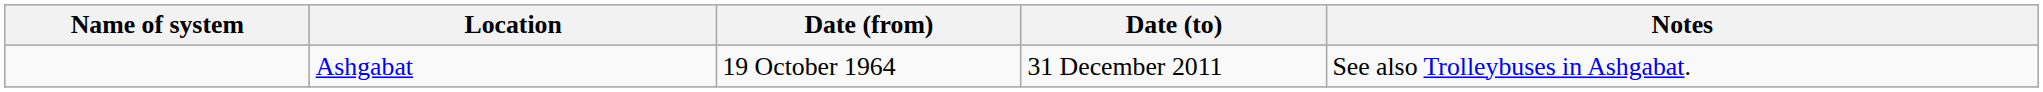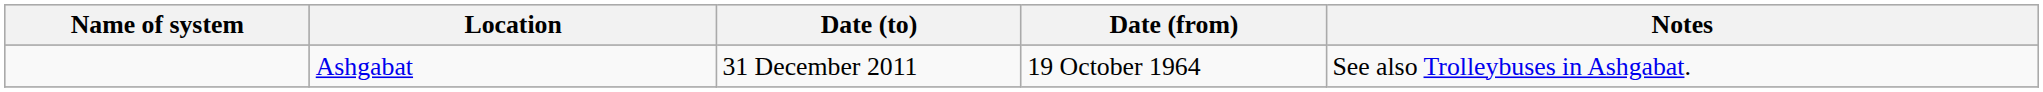columns swapped: (869, 24) <-> (1174, 24)
